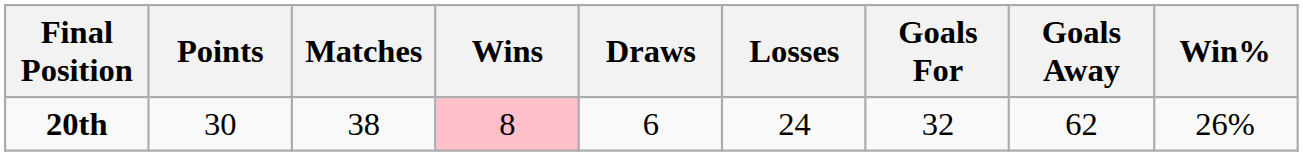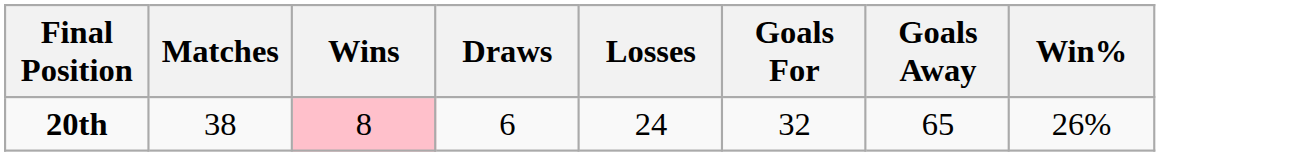- column: (220, 50)
(1081, 123) 62 -> (938, 123) 65
